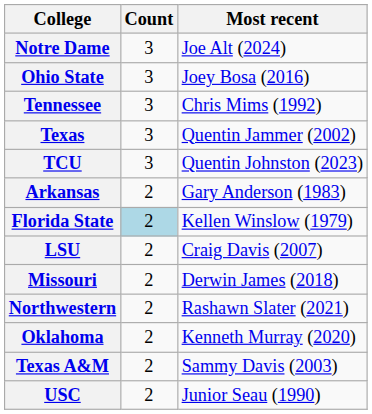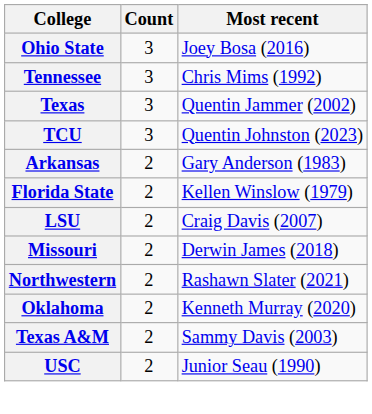- row: (62, 47)
(149, 221) lightblue background -> (149, 192) no background
